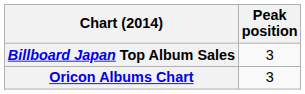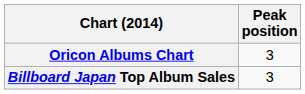rows swapped: (121, 54) <-> (121, 77)
